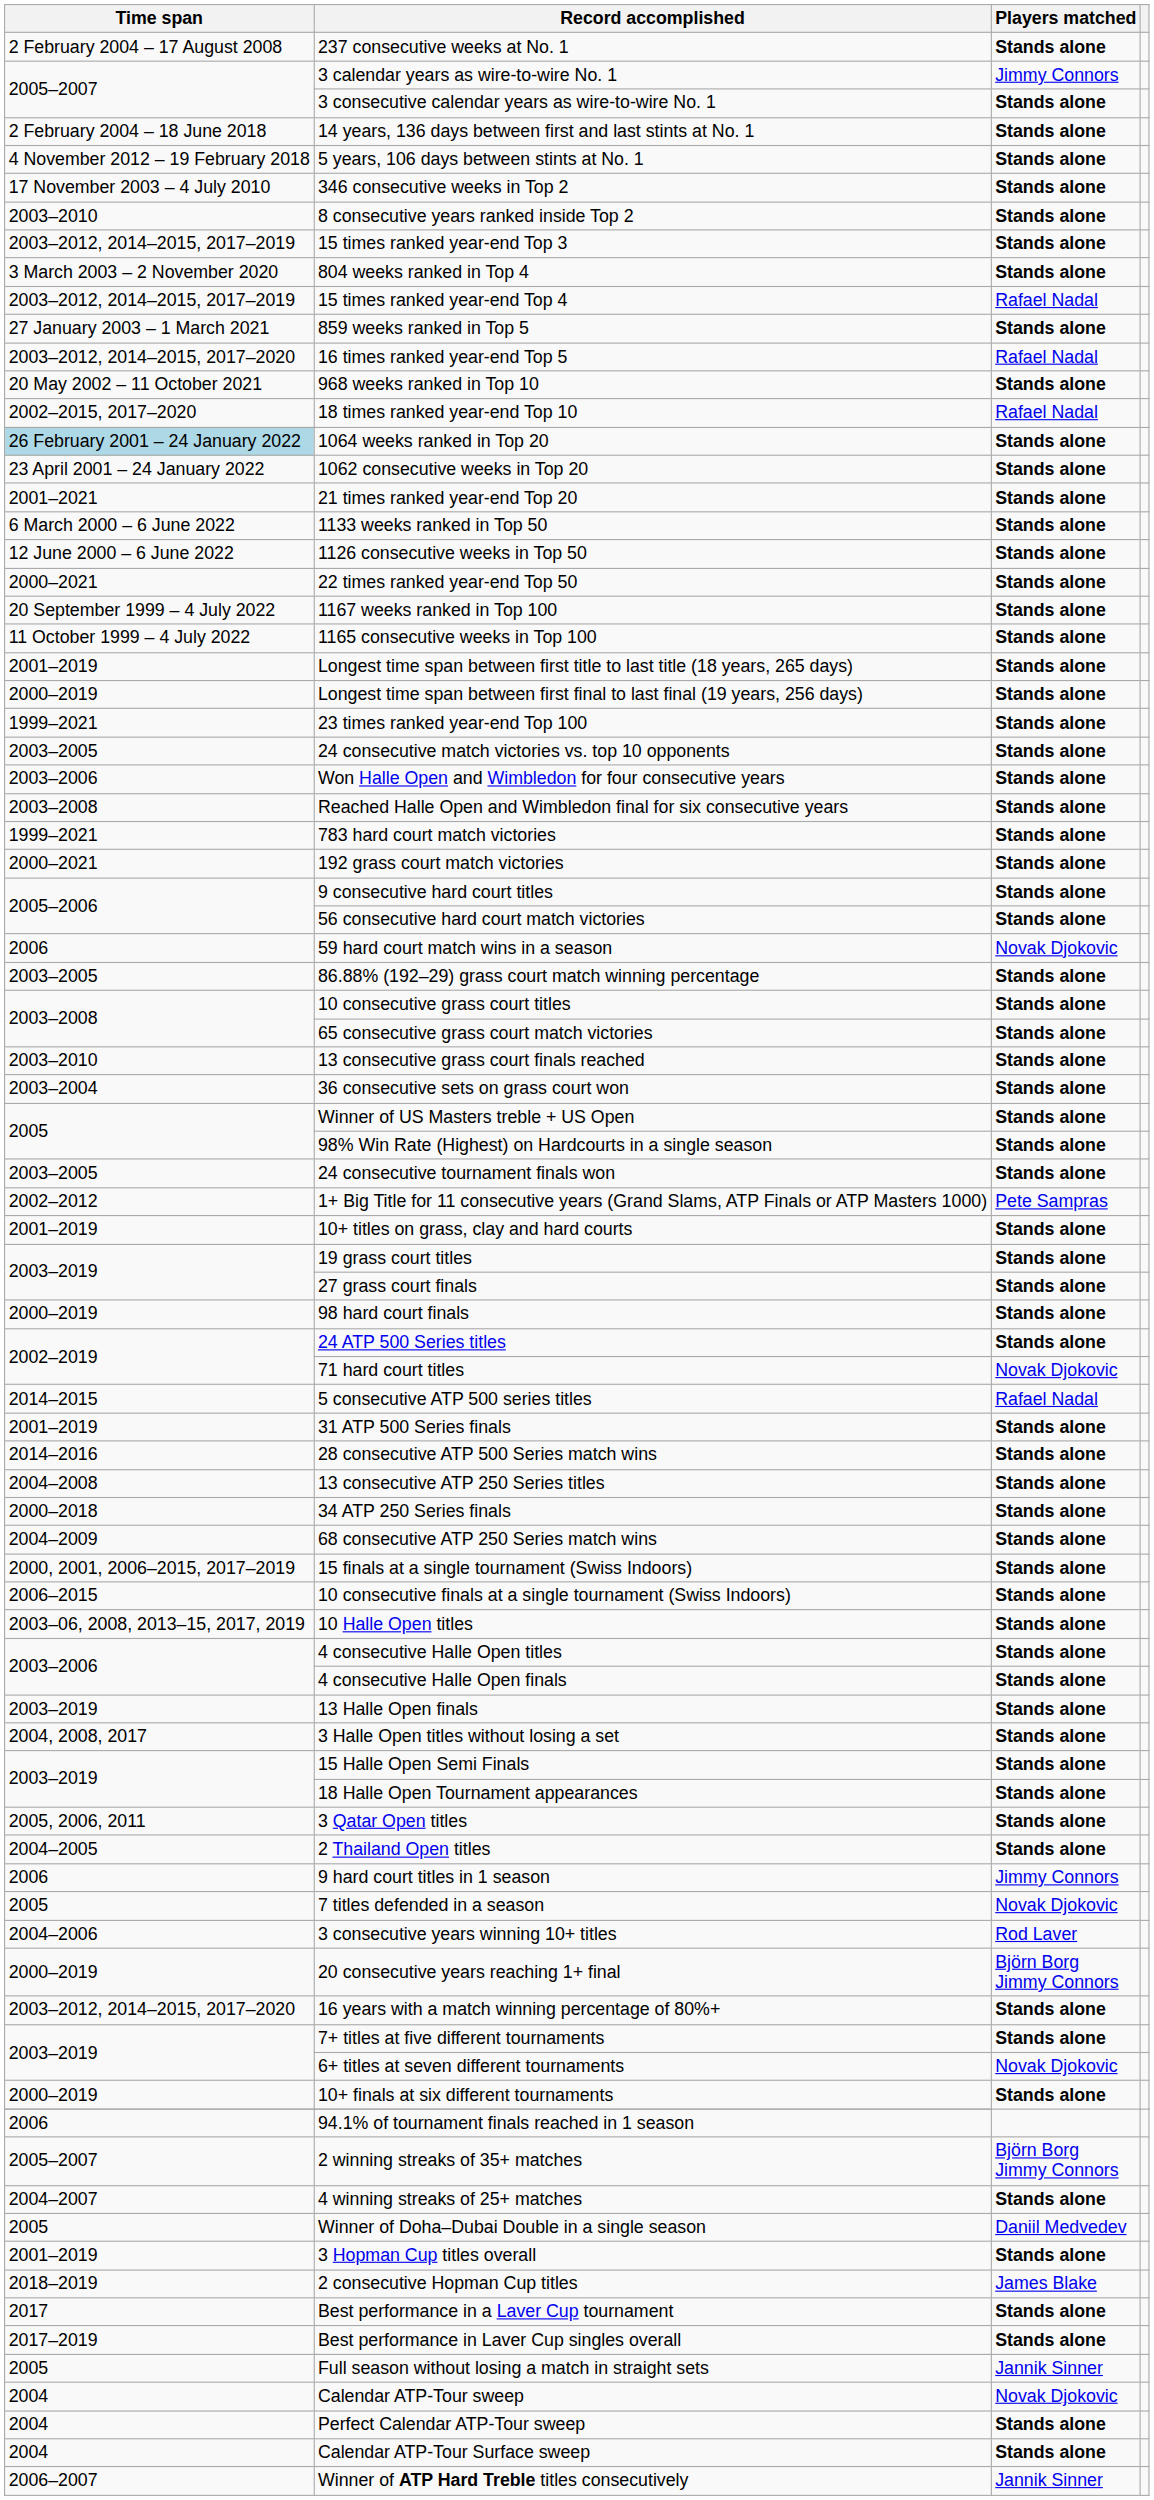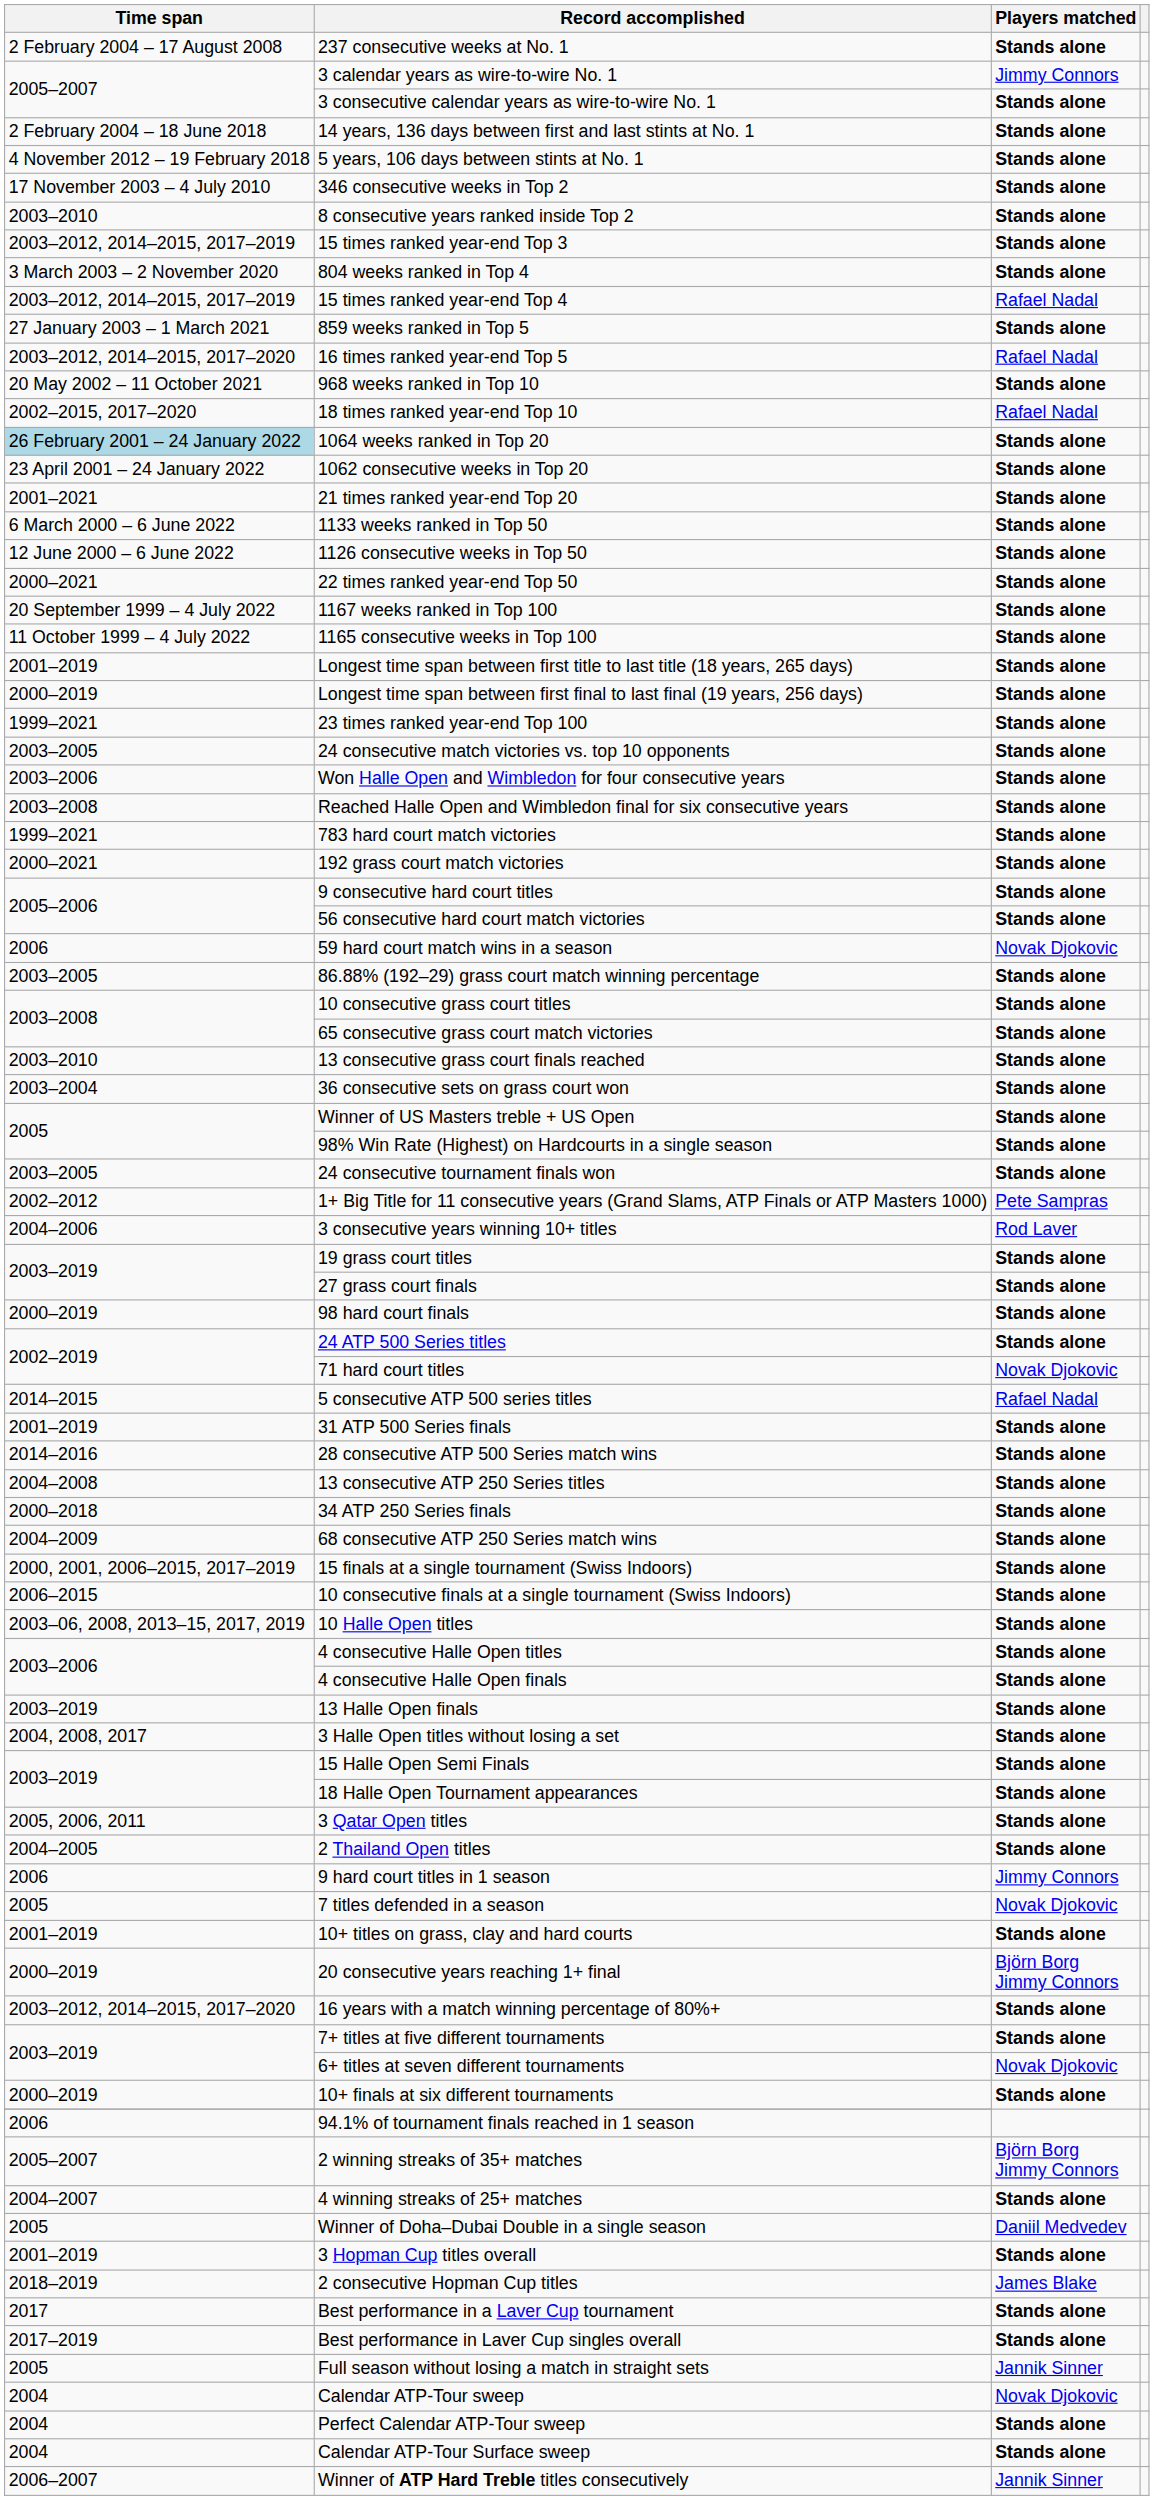rows swapped: (475, 1229) <-> (467, 1933)
